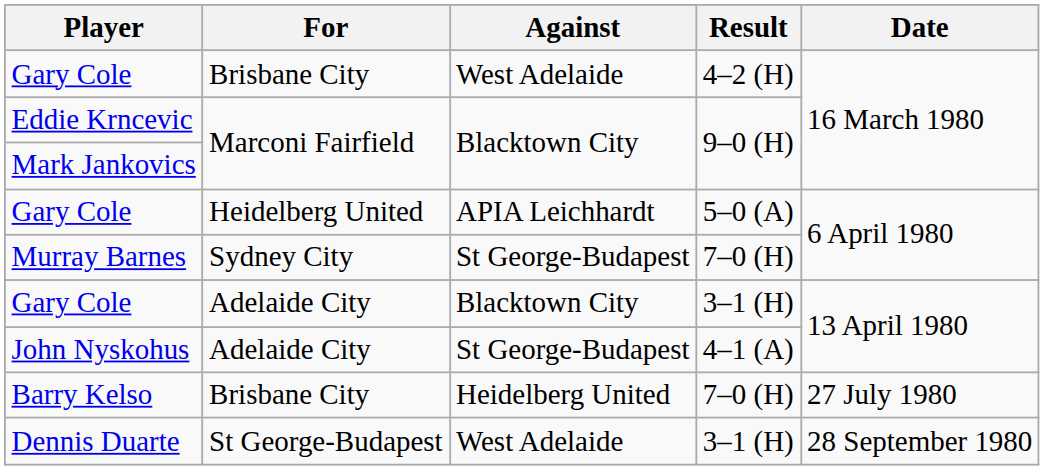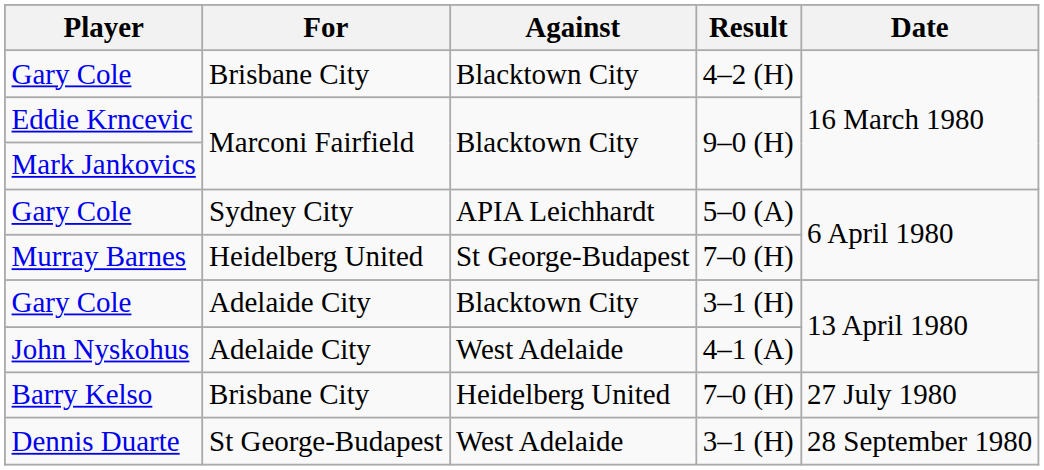(540, 73) West Adelaide -> (547, 73) Blacktown City
(316, 211) Heidelberg United -> (281, 211) Sydney City
(281, 257) Sydney City -> (316, 257) Heidelberg United
(573, 348) St George-Budapest -> (540, 348) West Adelaide
